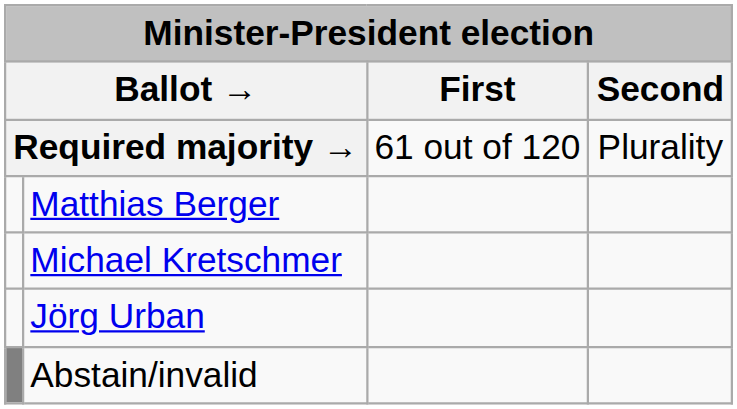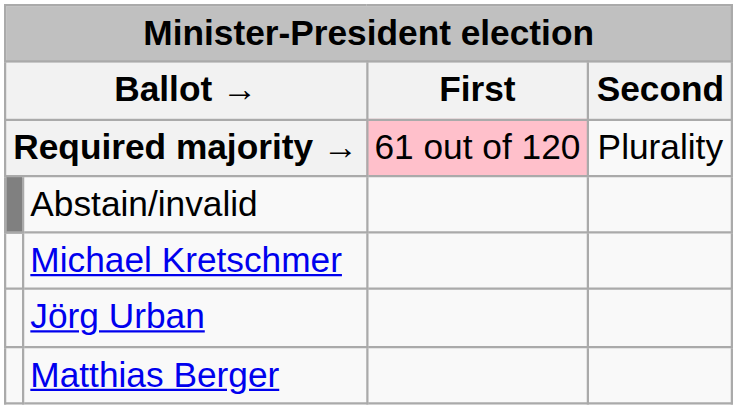(477, 146) no background -> (477, 146) pink background
rows swapped: (155, 203) <-> (144, 373)
